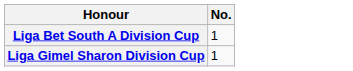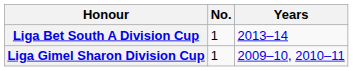+ column: (291, 14)
